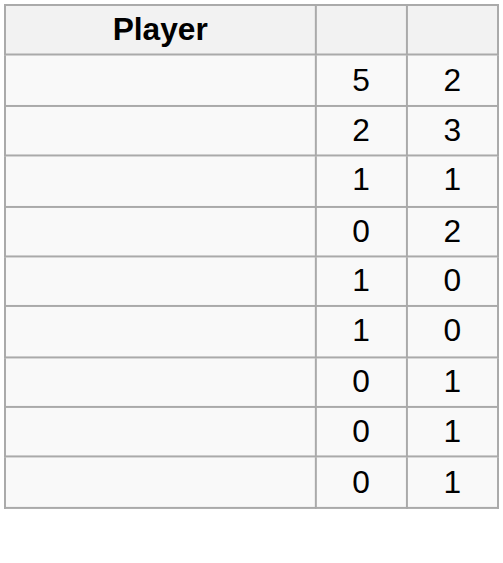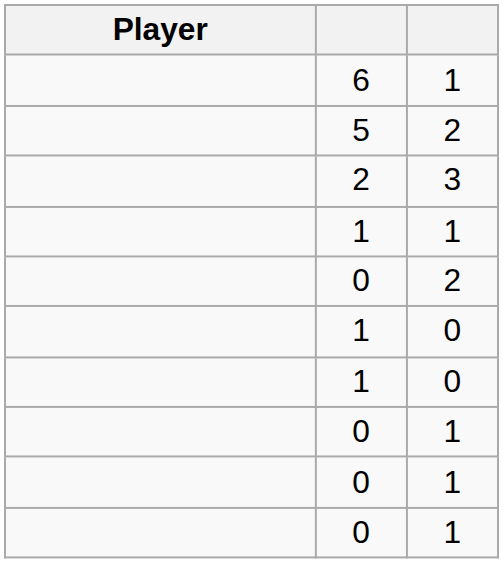+ row: (361, 79)
